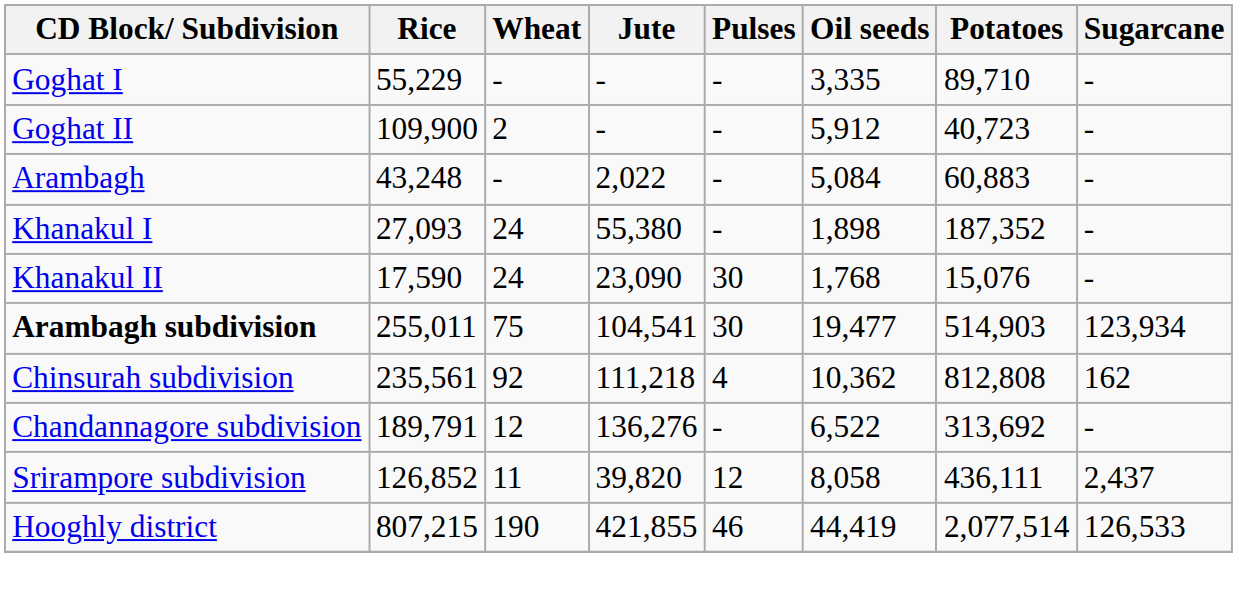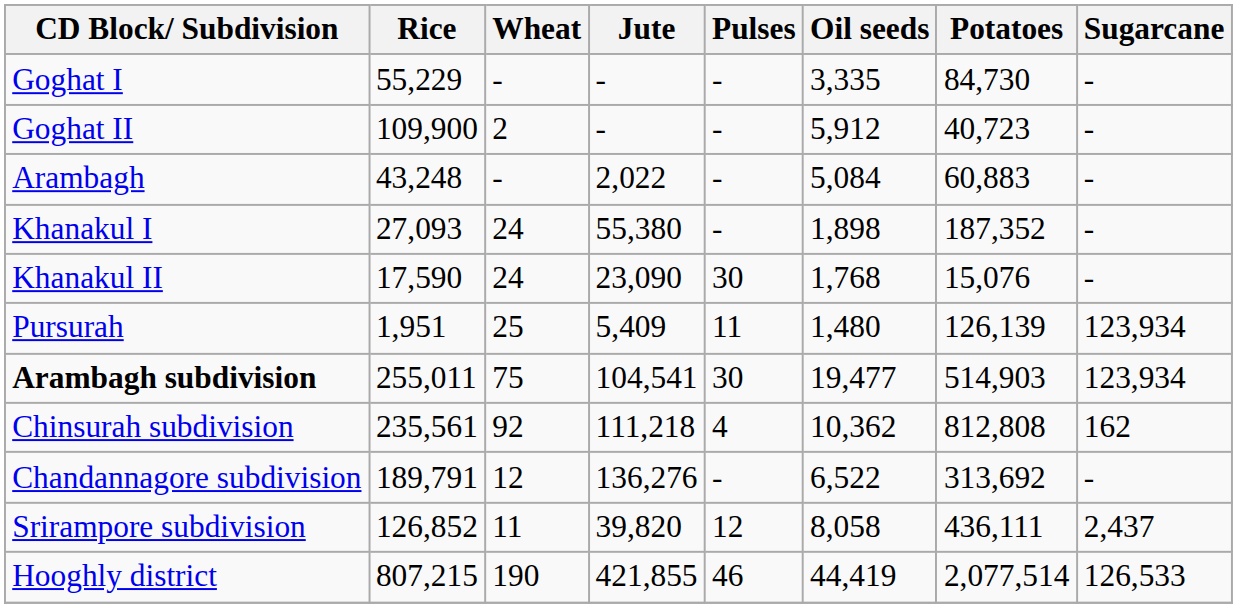(987, 79) 89,710 -> (987, 79) 84,730
+ row: (68, 327)
